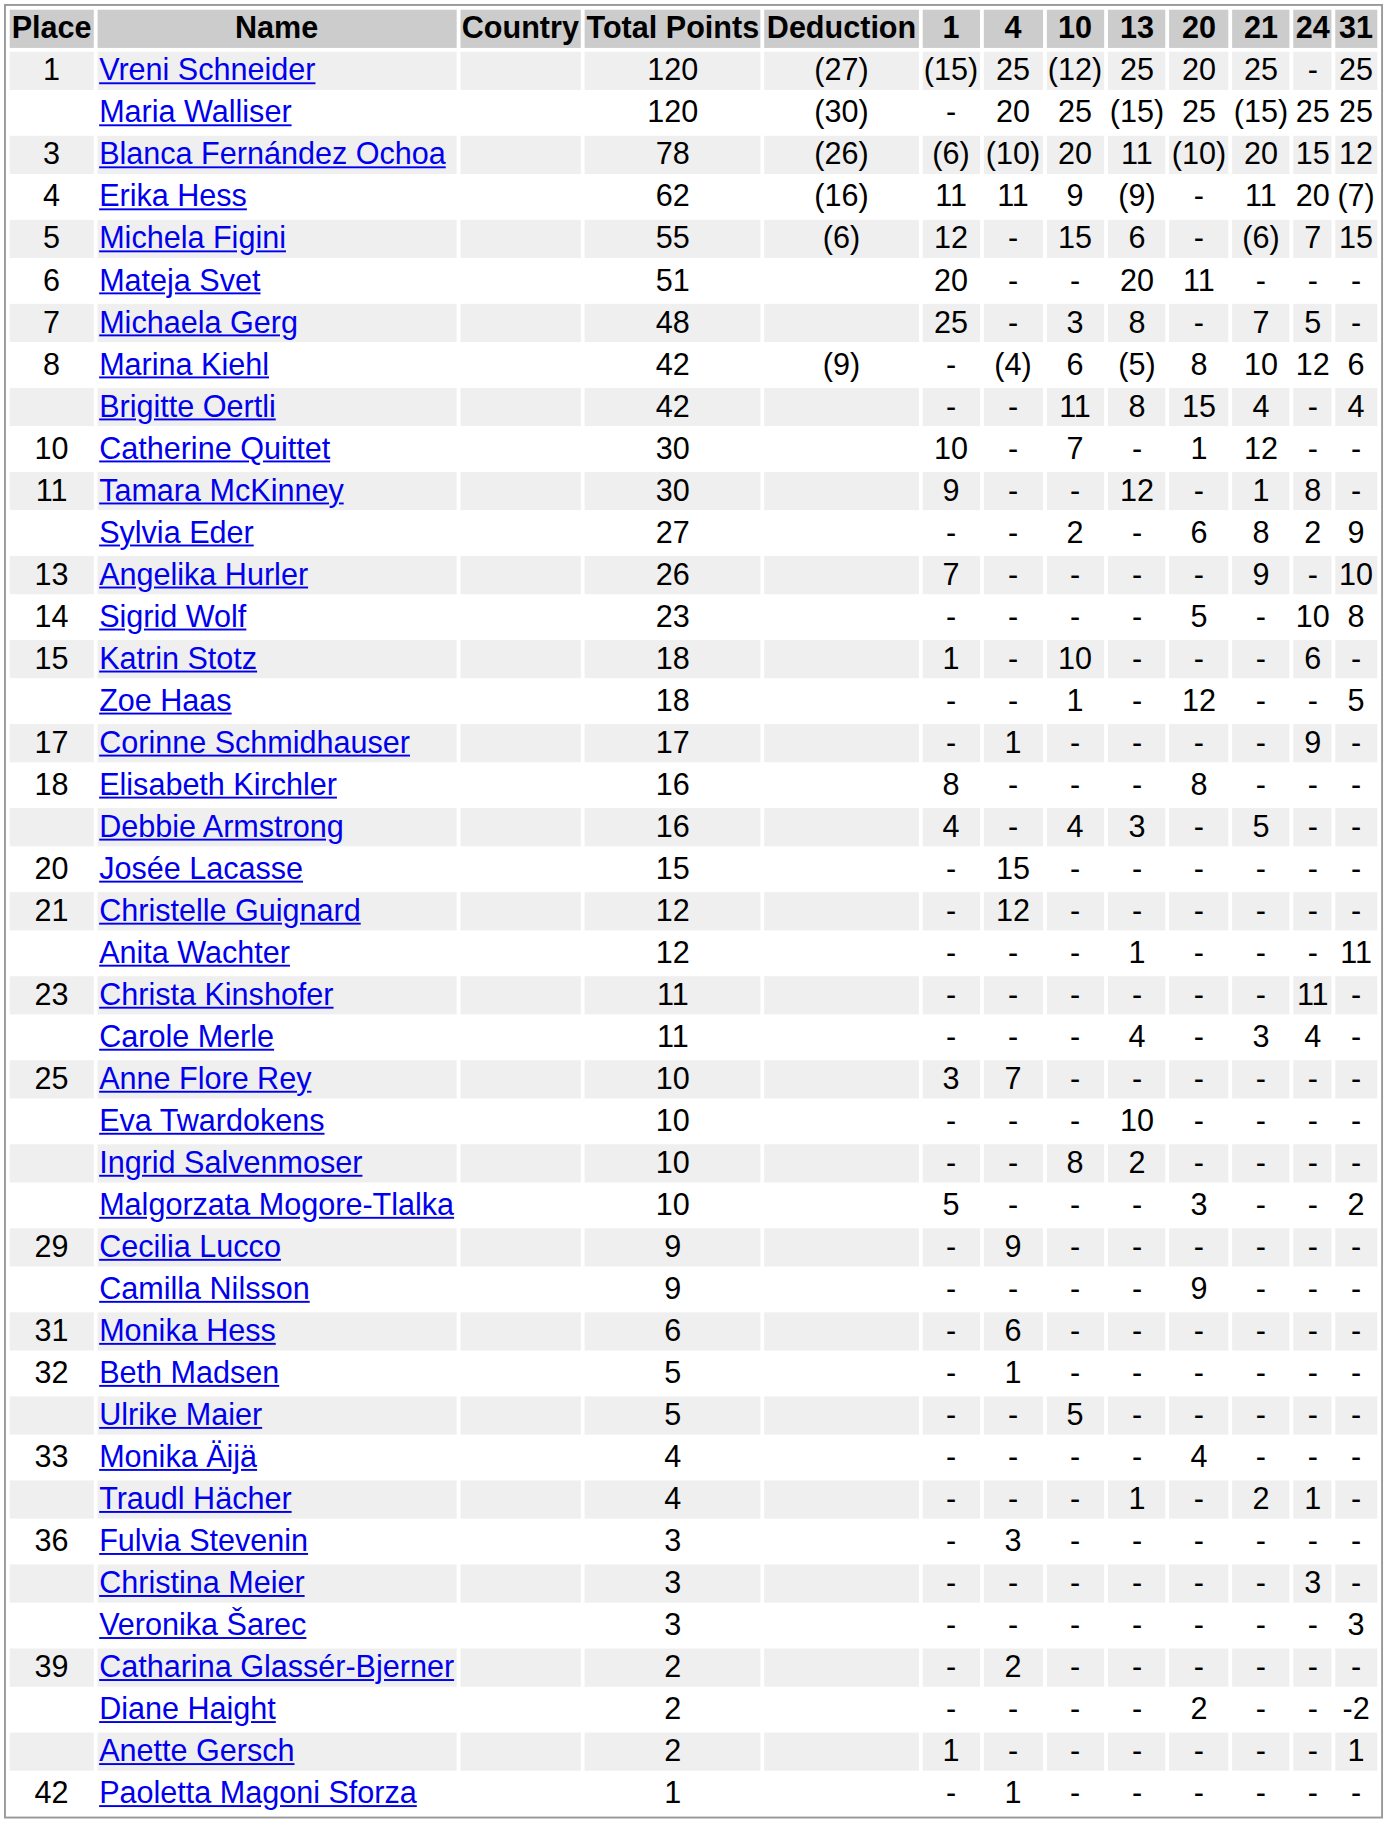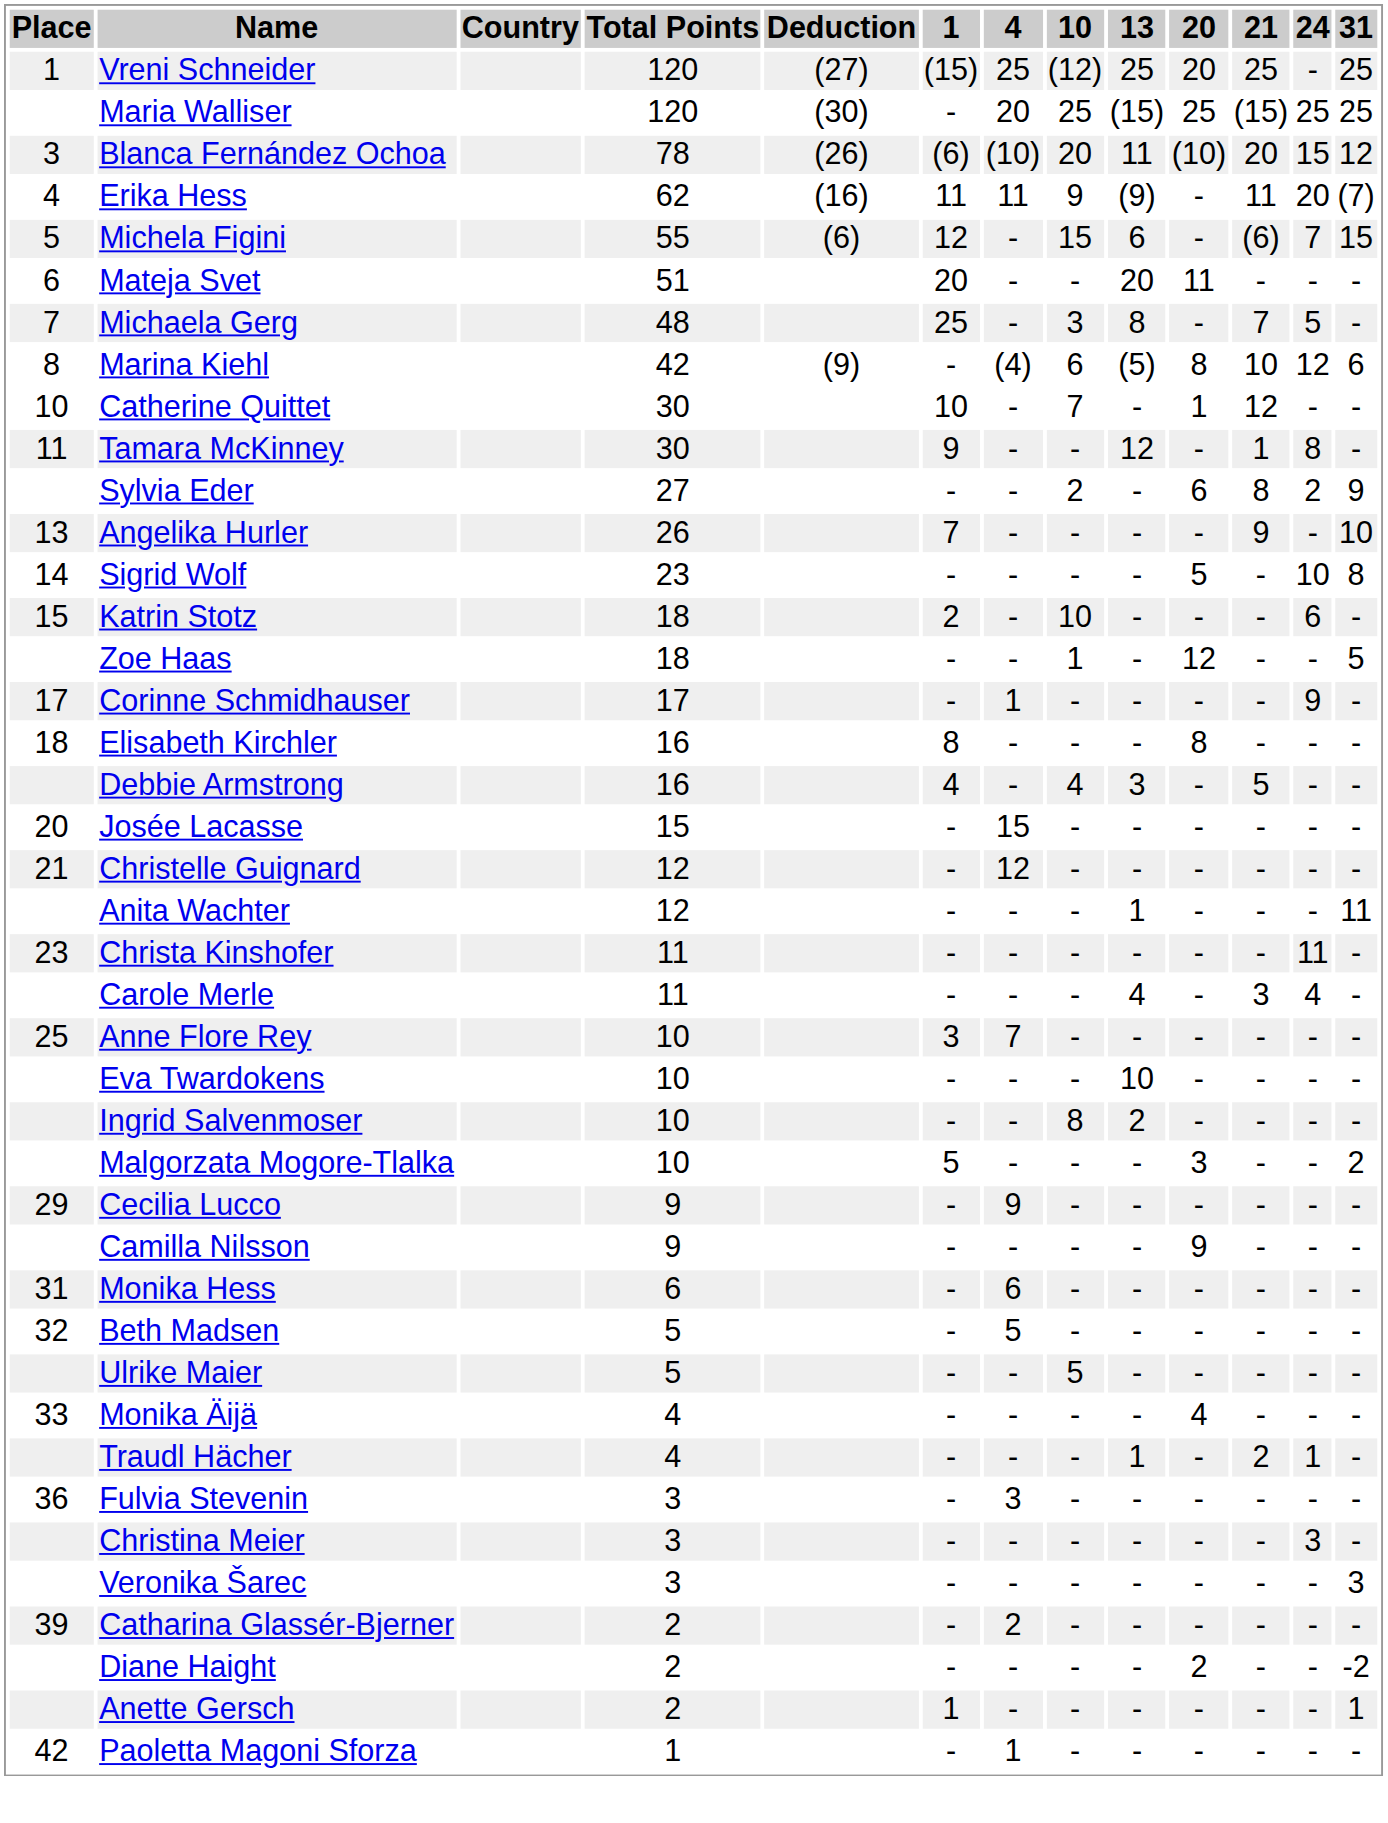- row: (187, 406)
(951, 658) 1 -> (951, 616) 2
(1013, 1373) 1 -> (1013, 1330) 5
